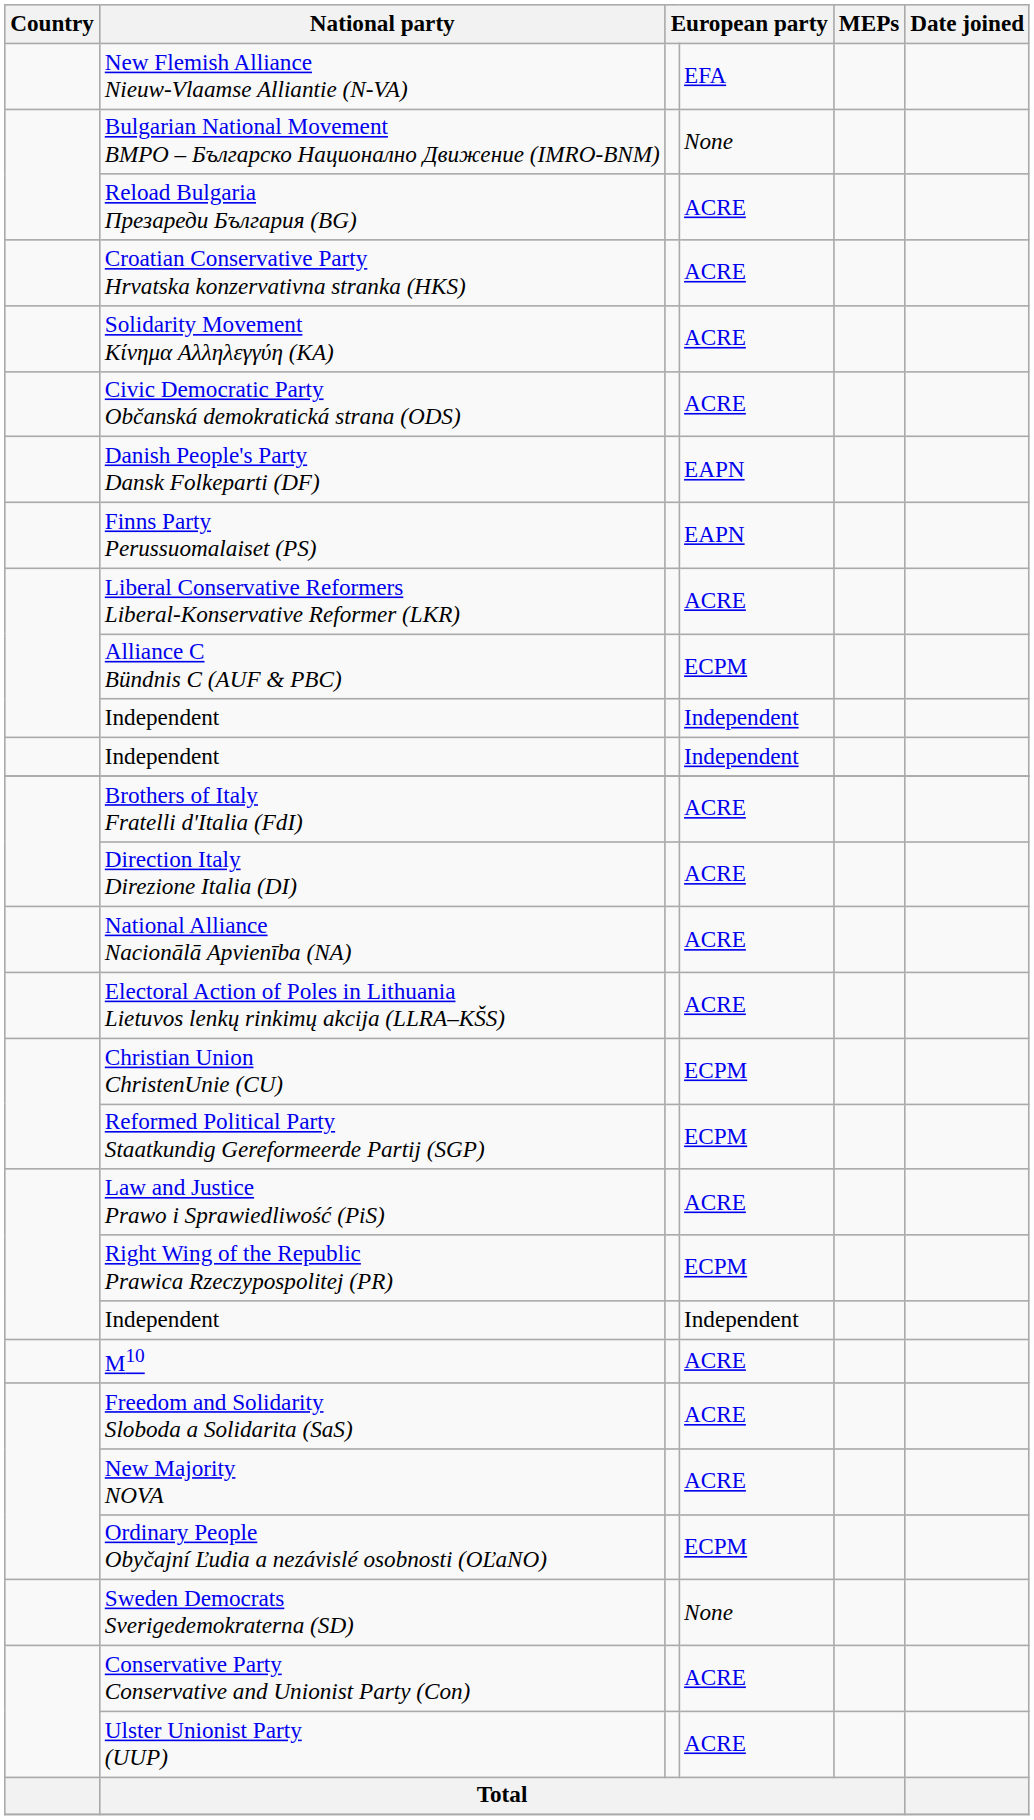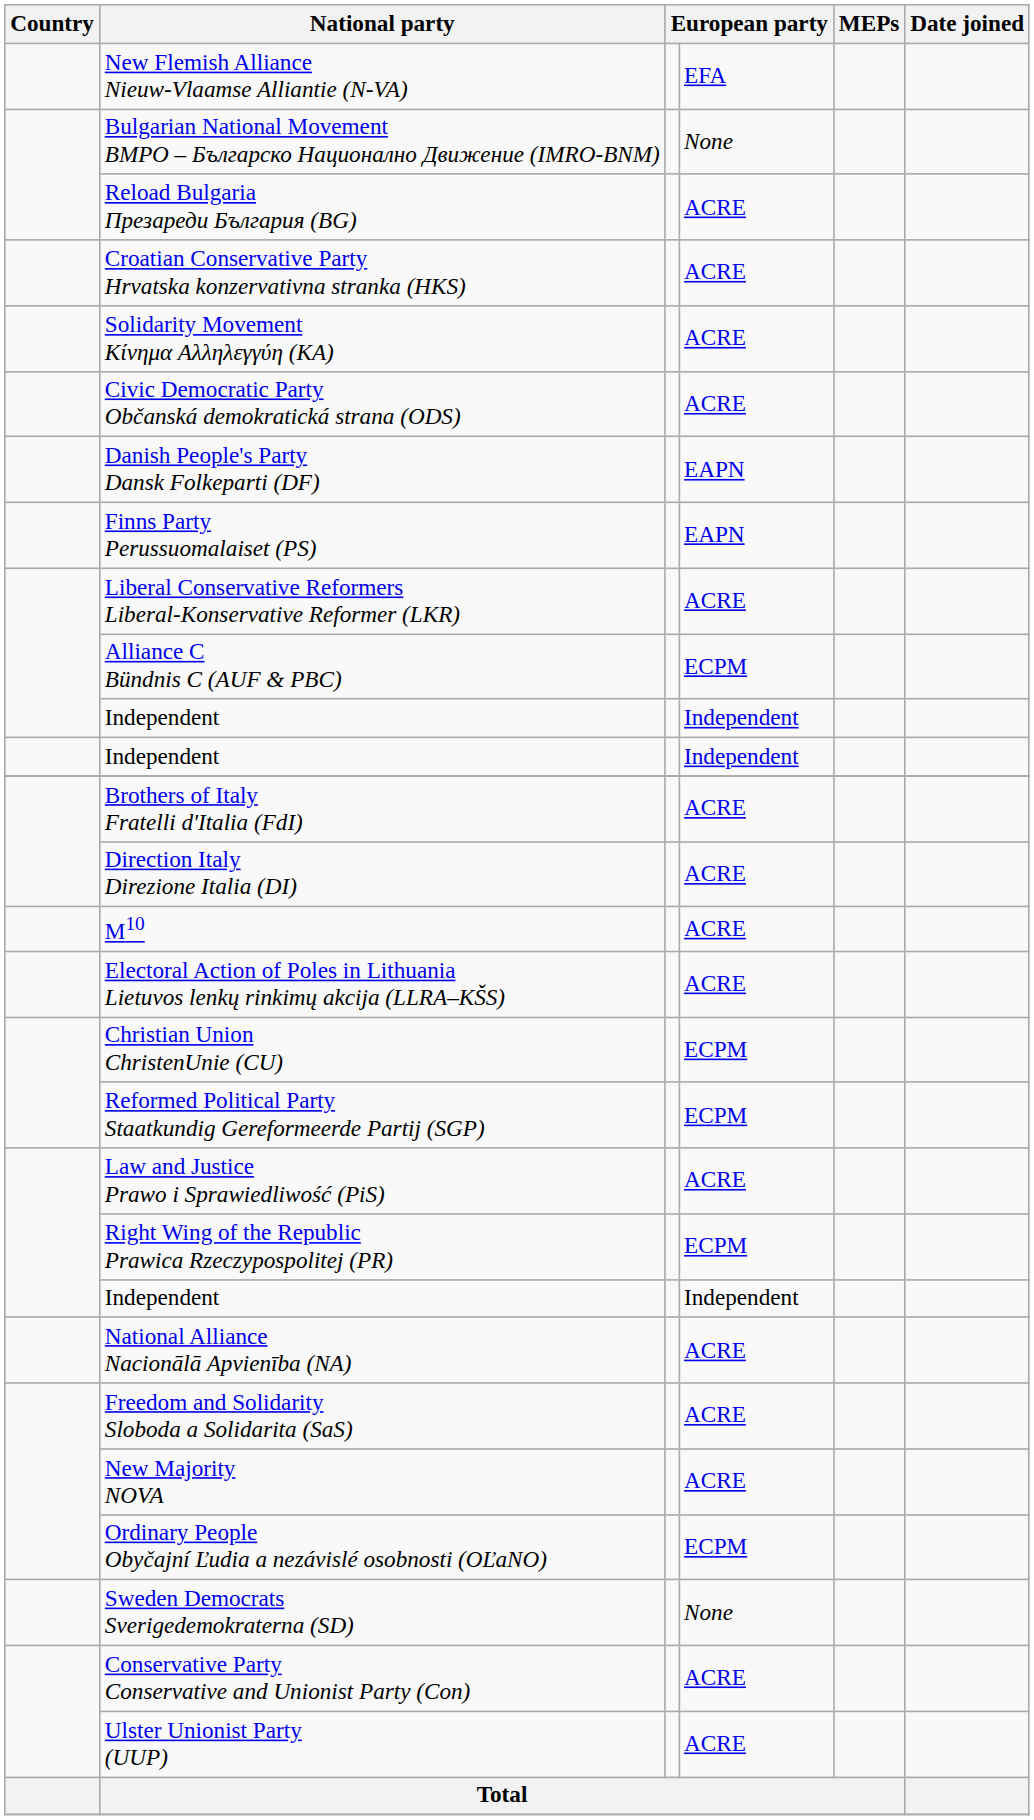rows swapped: (228, 939) <-> (125, 1360)
